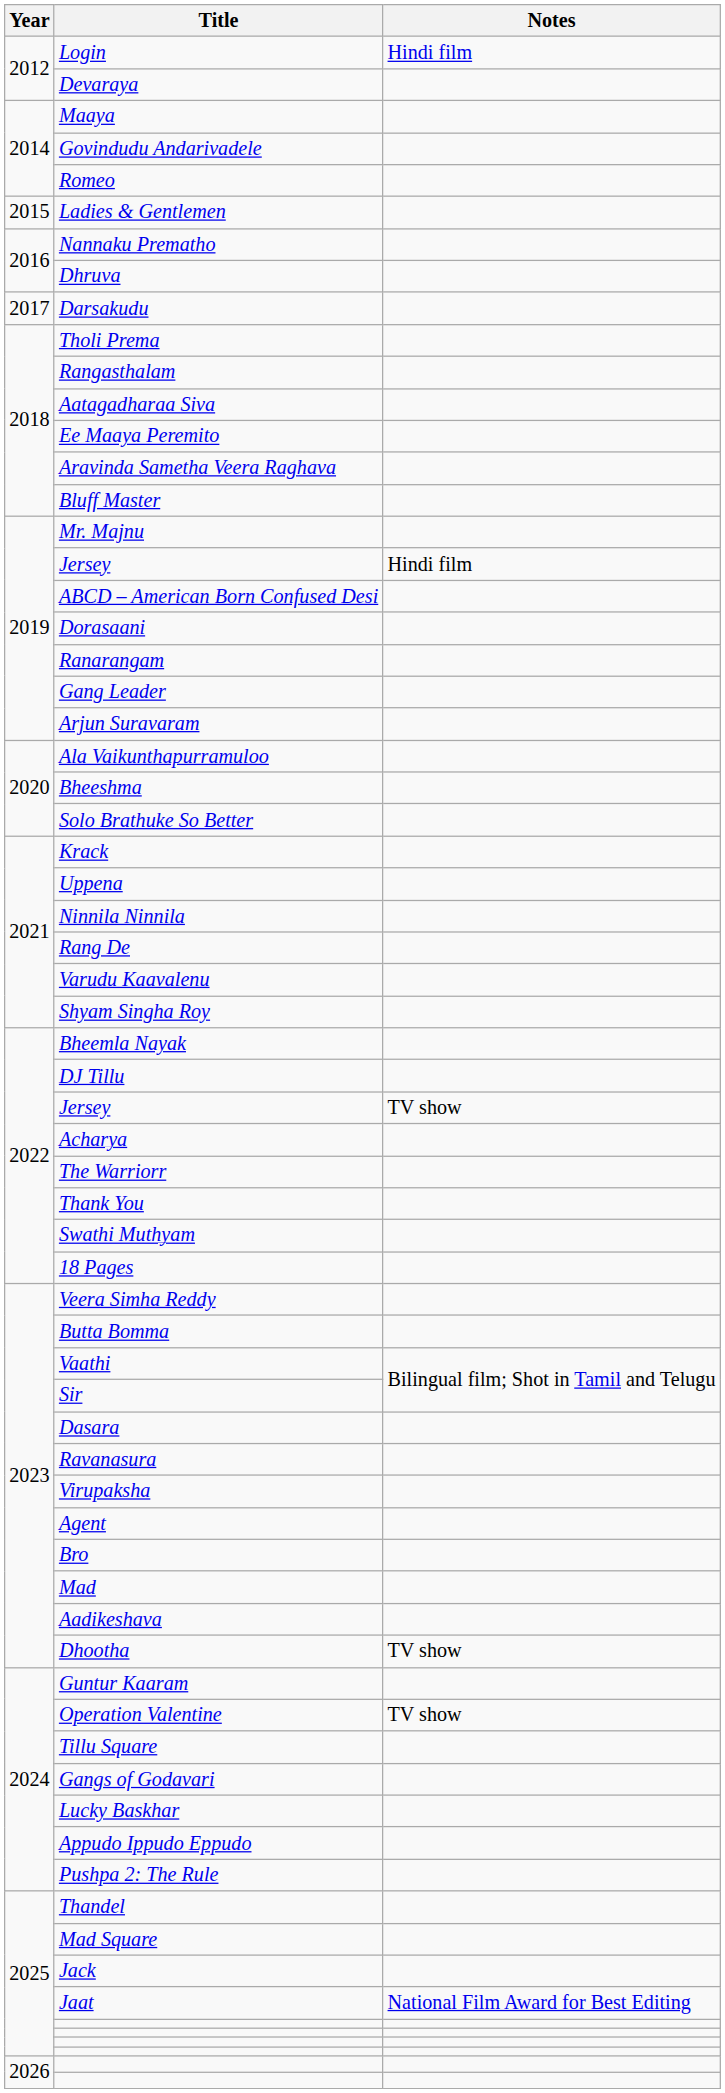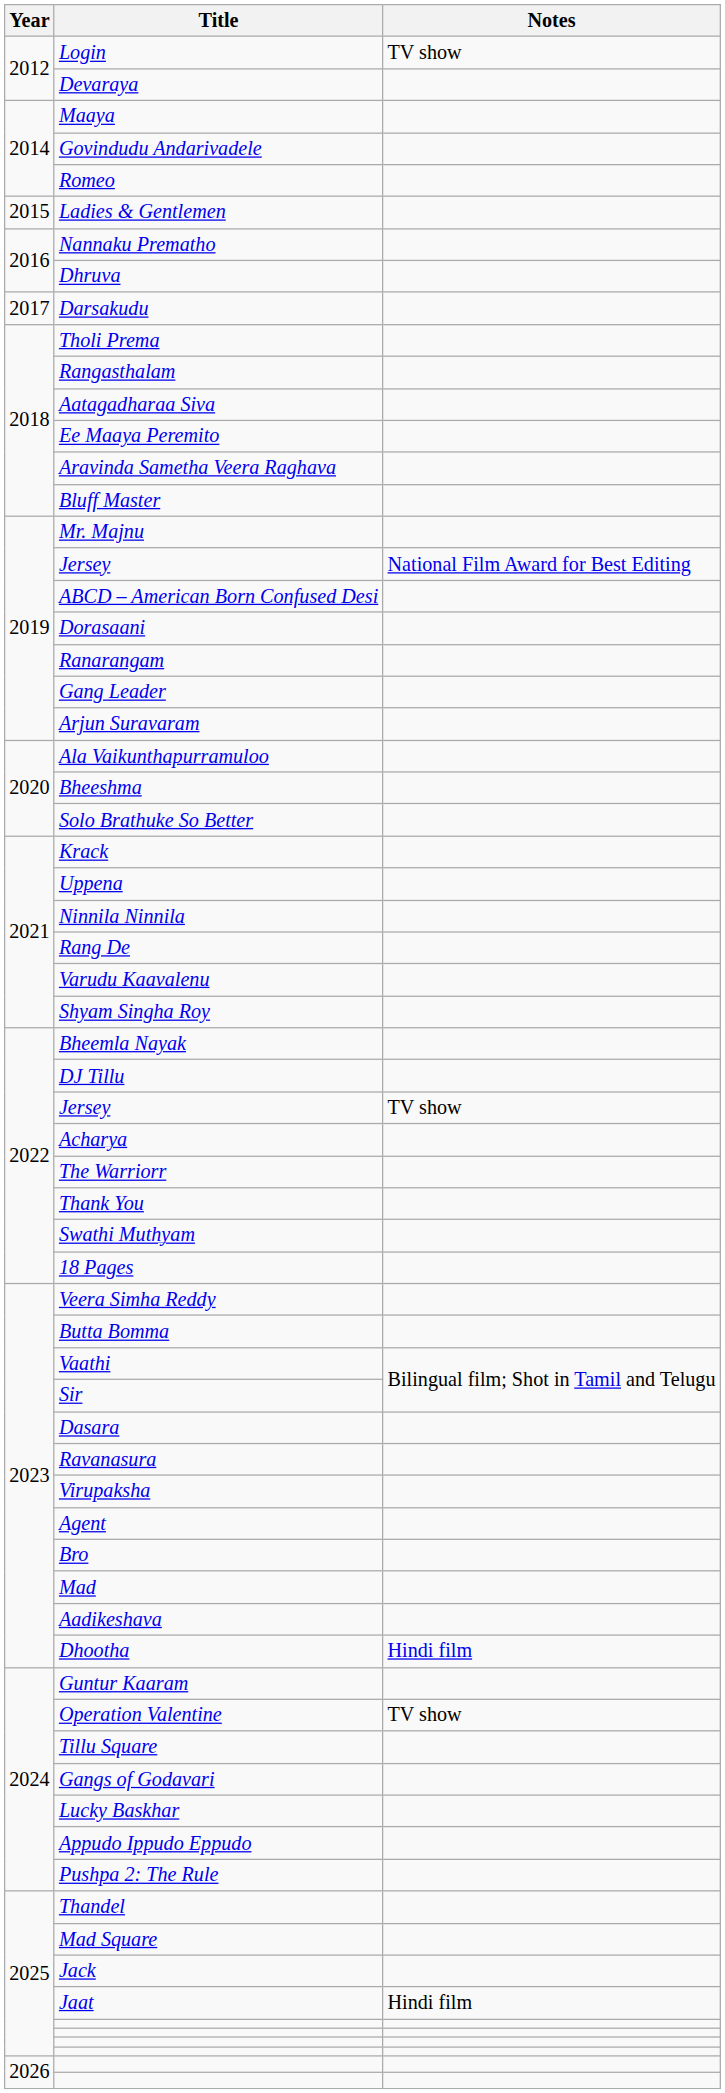(430, 52) Hindi film -> (425, 52) TV show
(430, 564) Hindi film -> (539, 564) National Film Award for Best Editing
(425, 1651) TV show -> (430, 1651) Hindi film
(539, 2002) National Film Award for Best Editing -> (430, 2002) Hindi film
